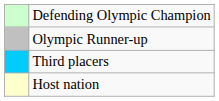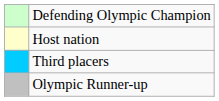rows swapped: (90, 38) <-> (66, 84)
